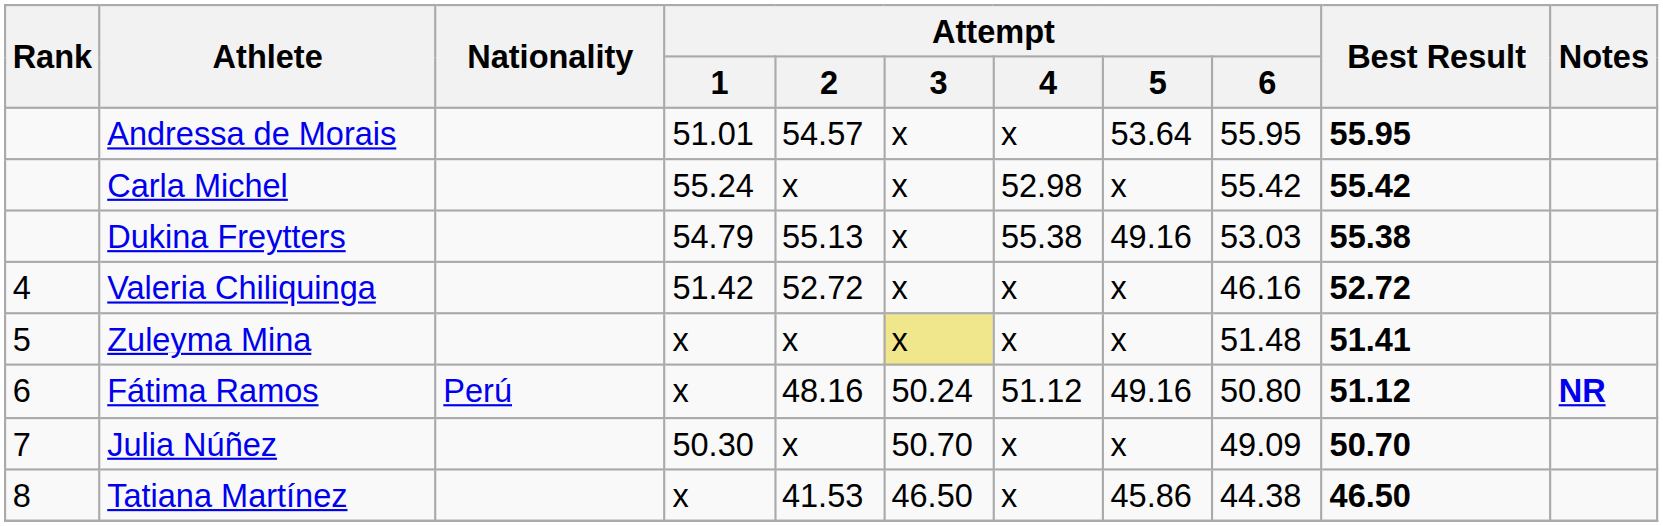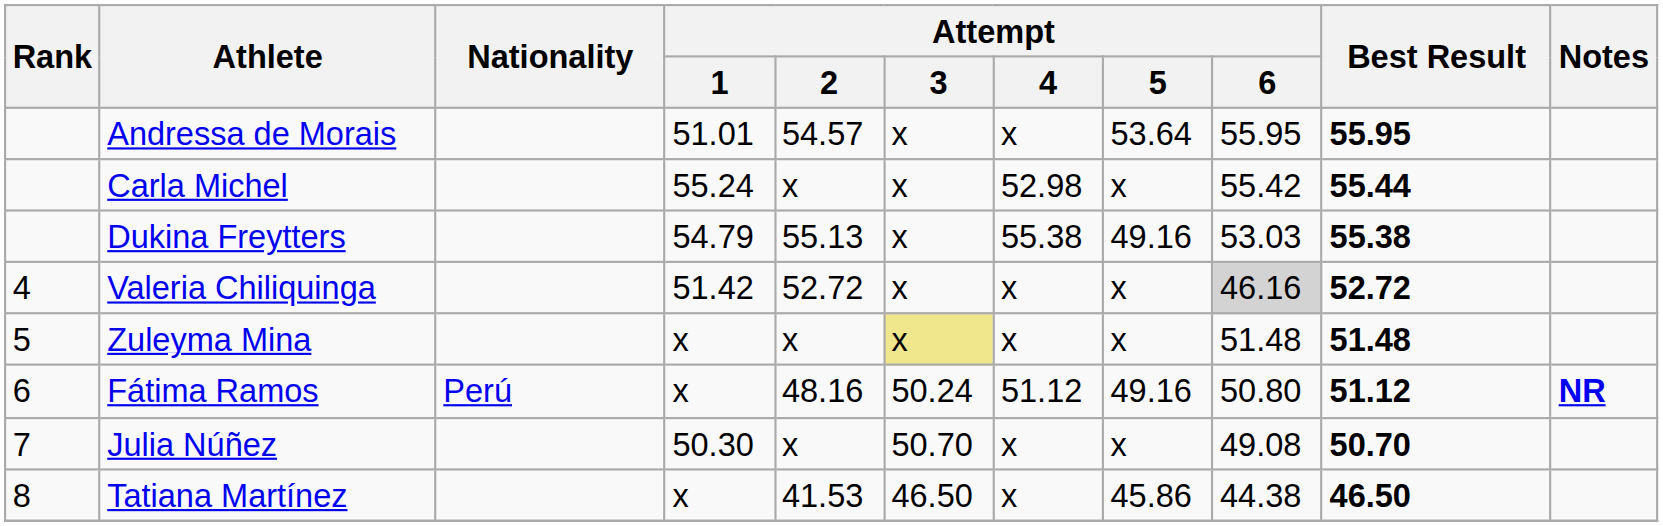(1370, 185) 55.42 -> (1370, 185) 55.44
(1261, 288) no background -> (1261, 288) lightgrey background
(1370, 340) 51.41 -> (1370, 340) 51.48
(1261, 443) 49.09 -> (1261, 443) 49.08
